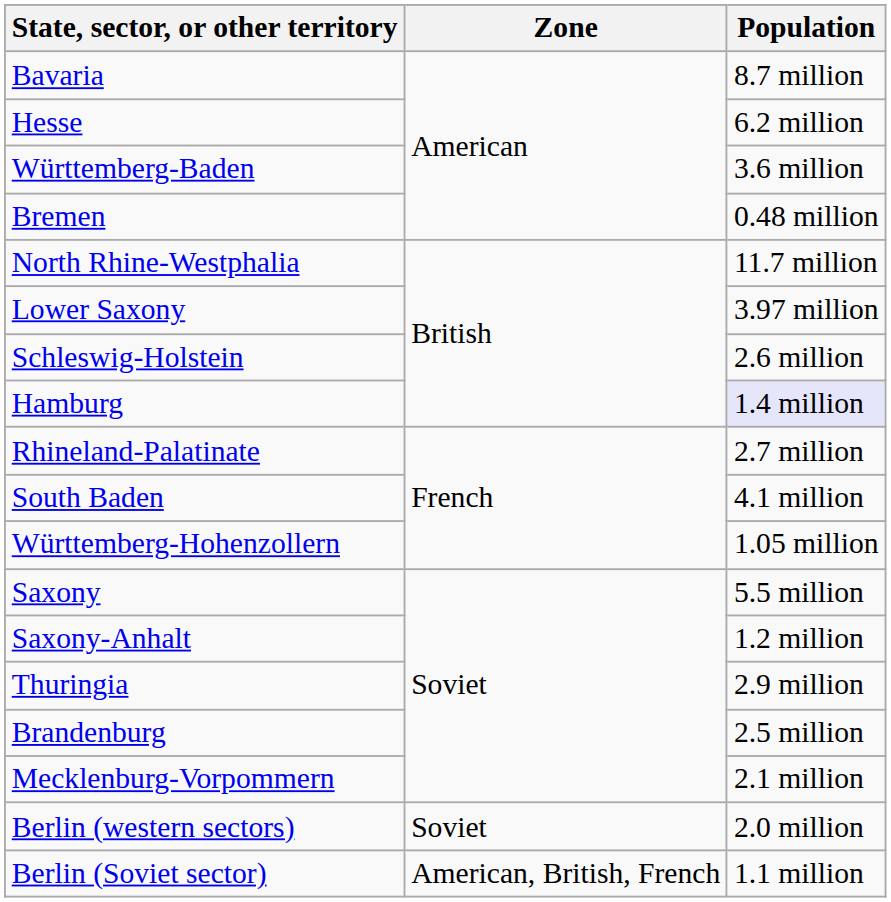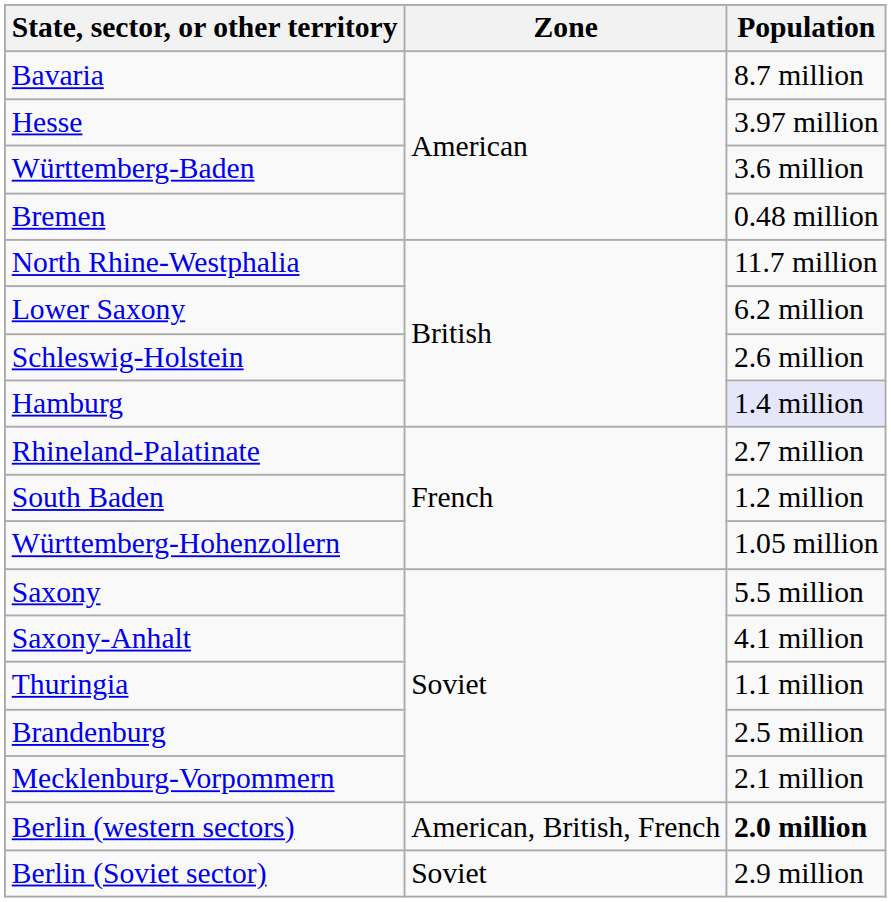(799, 121) 6.2 million -> (806, 121) 3.97 million
(806, 309) 3.97 million -> (799, 309) 6.2 million
(799, 497) 4.1 million -> (799, 497) 1.2 million
(799, 638) 1.2 million -> (799, 638) 4.1 million
(799, 685) 2.9 million -> (799, 685) 1.1 million
(449, 826) Soviet -> (566, 826) American, British, French
(799, 826) normal -> (800, 826) bold
(566, 872) American, British, French -> (449, 872) Soviet
(799, 872) 1.1 million -> (799, 872) 2.9 million
